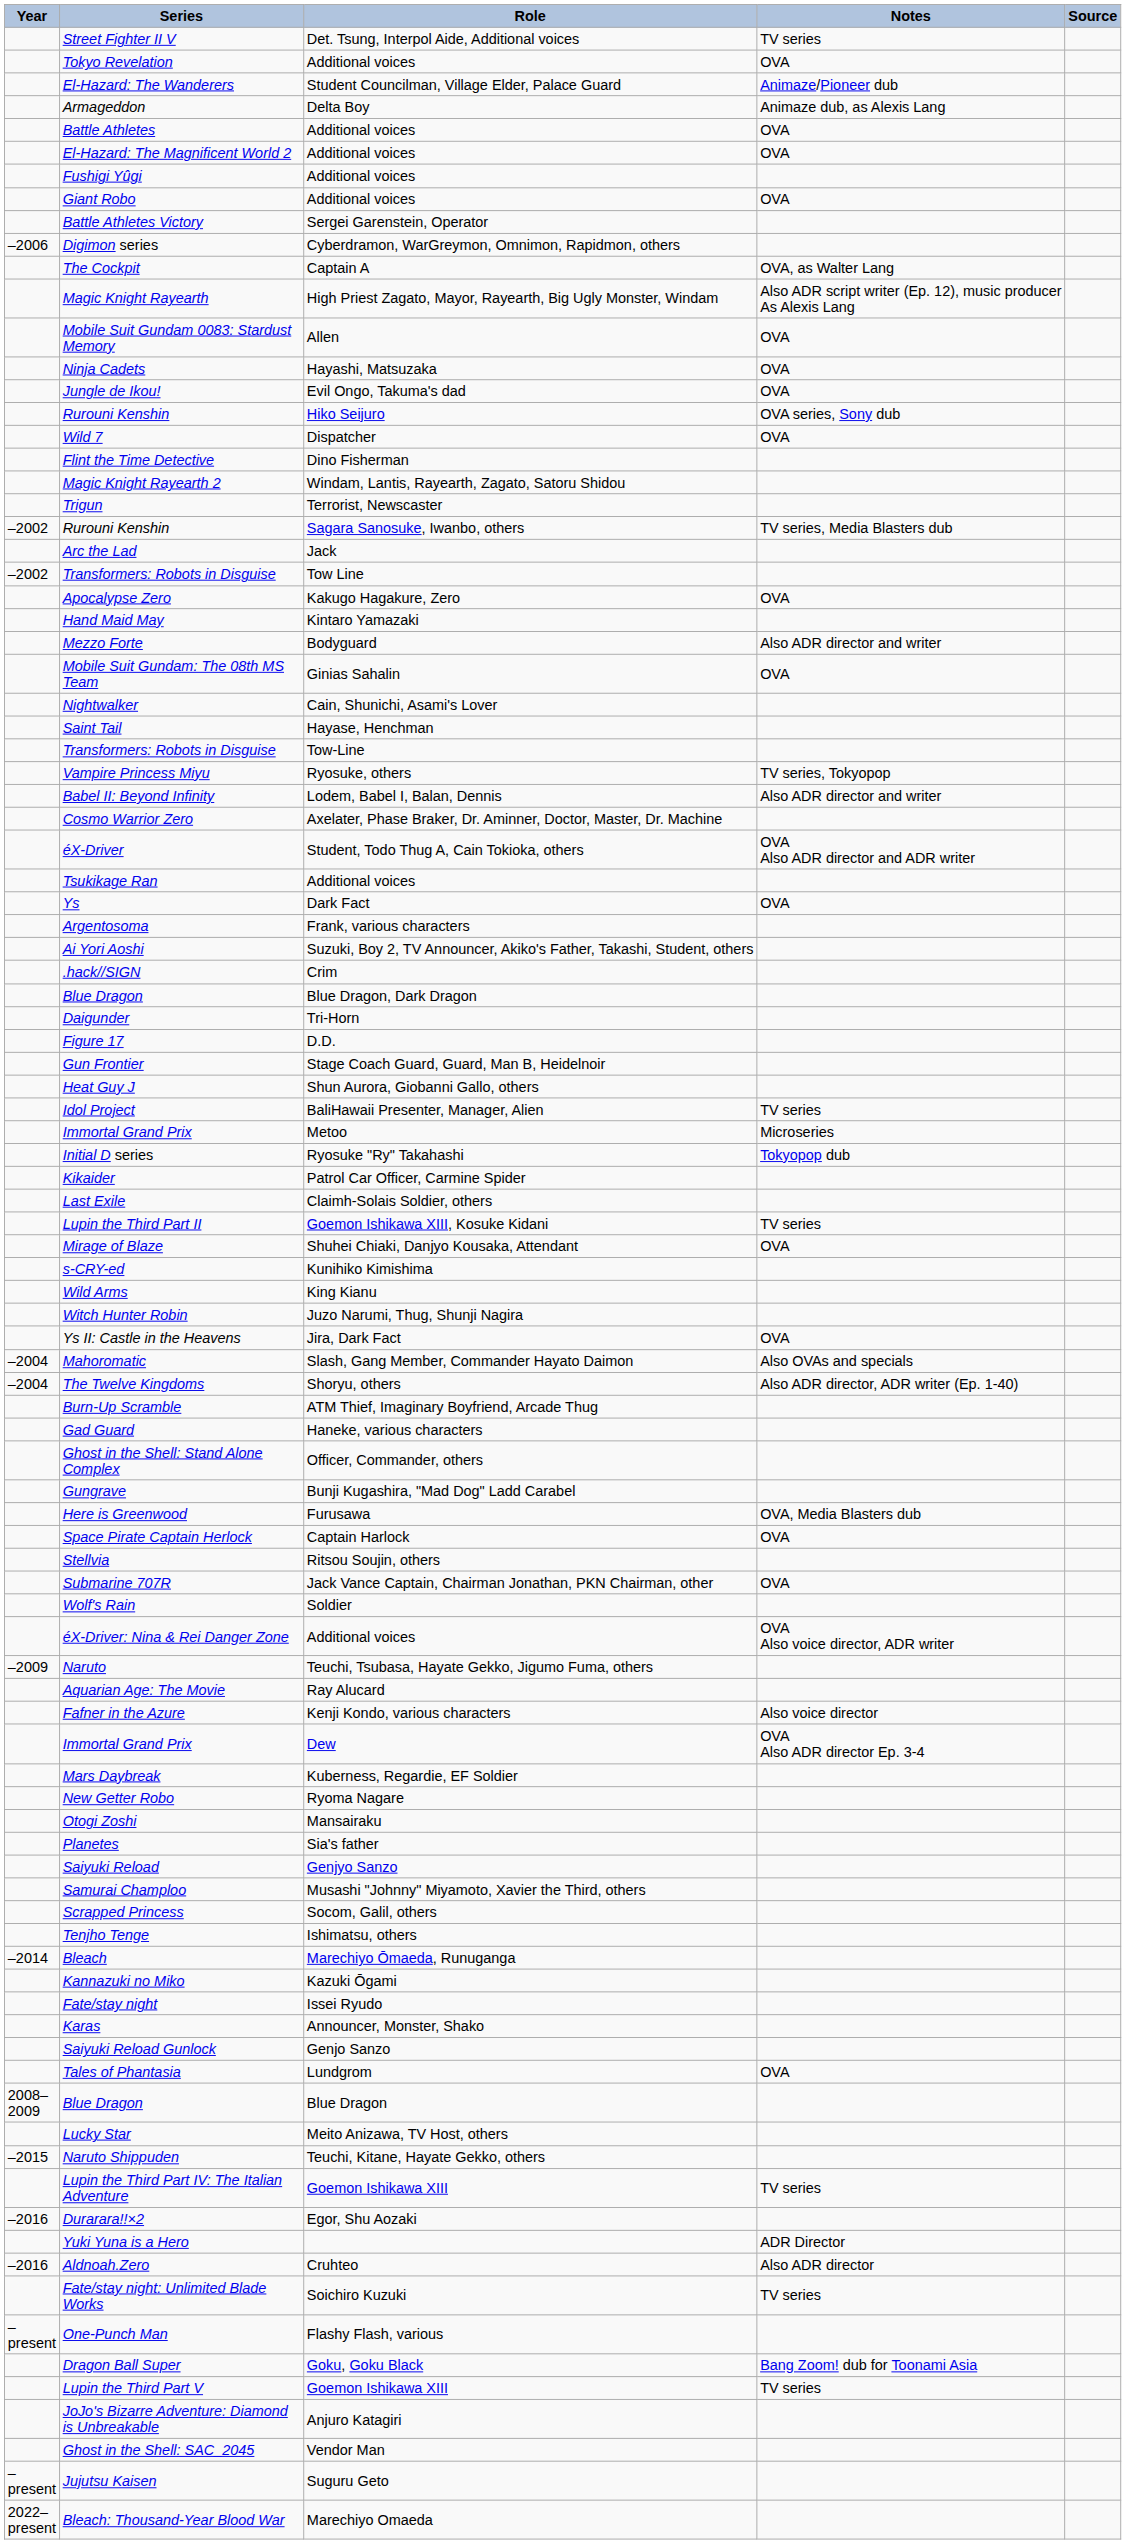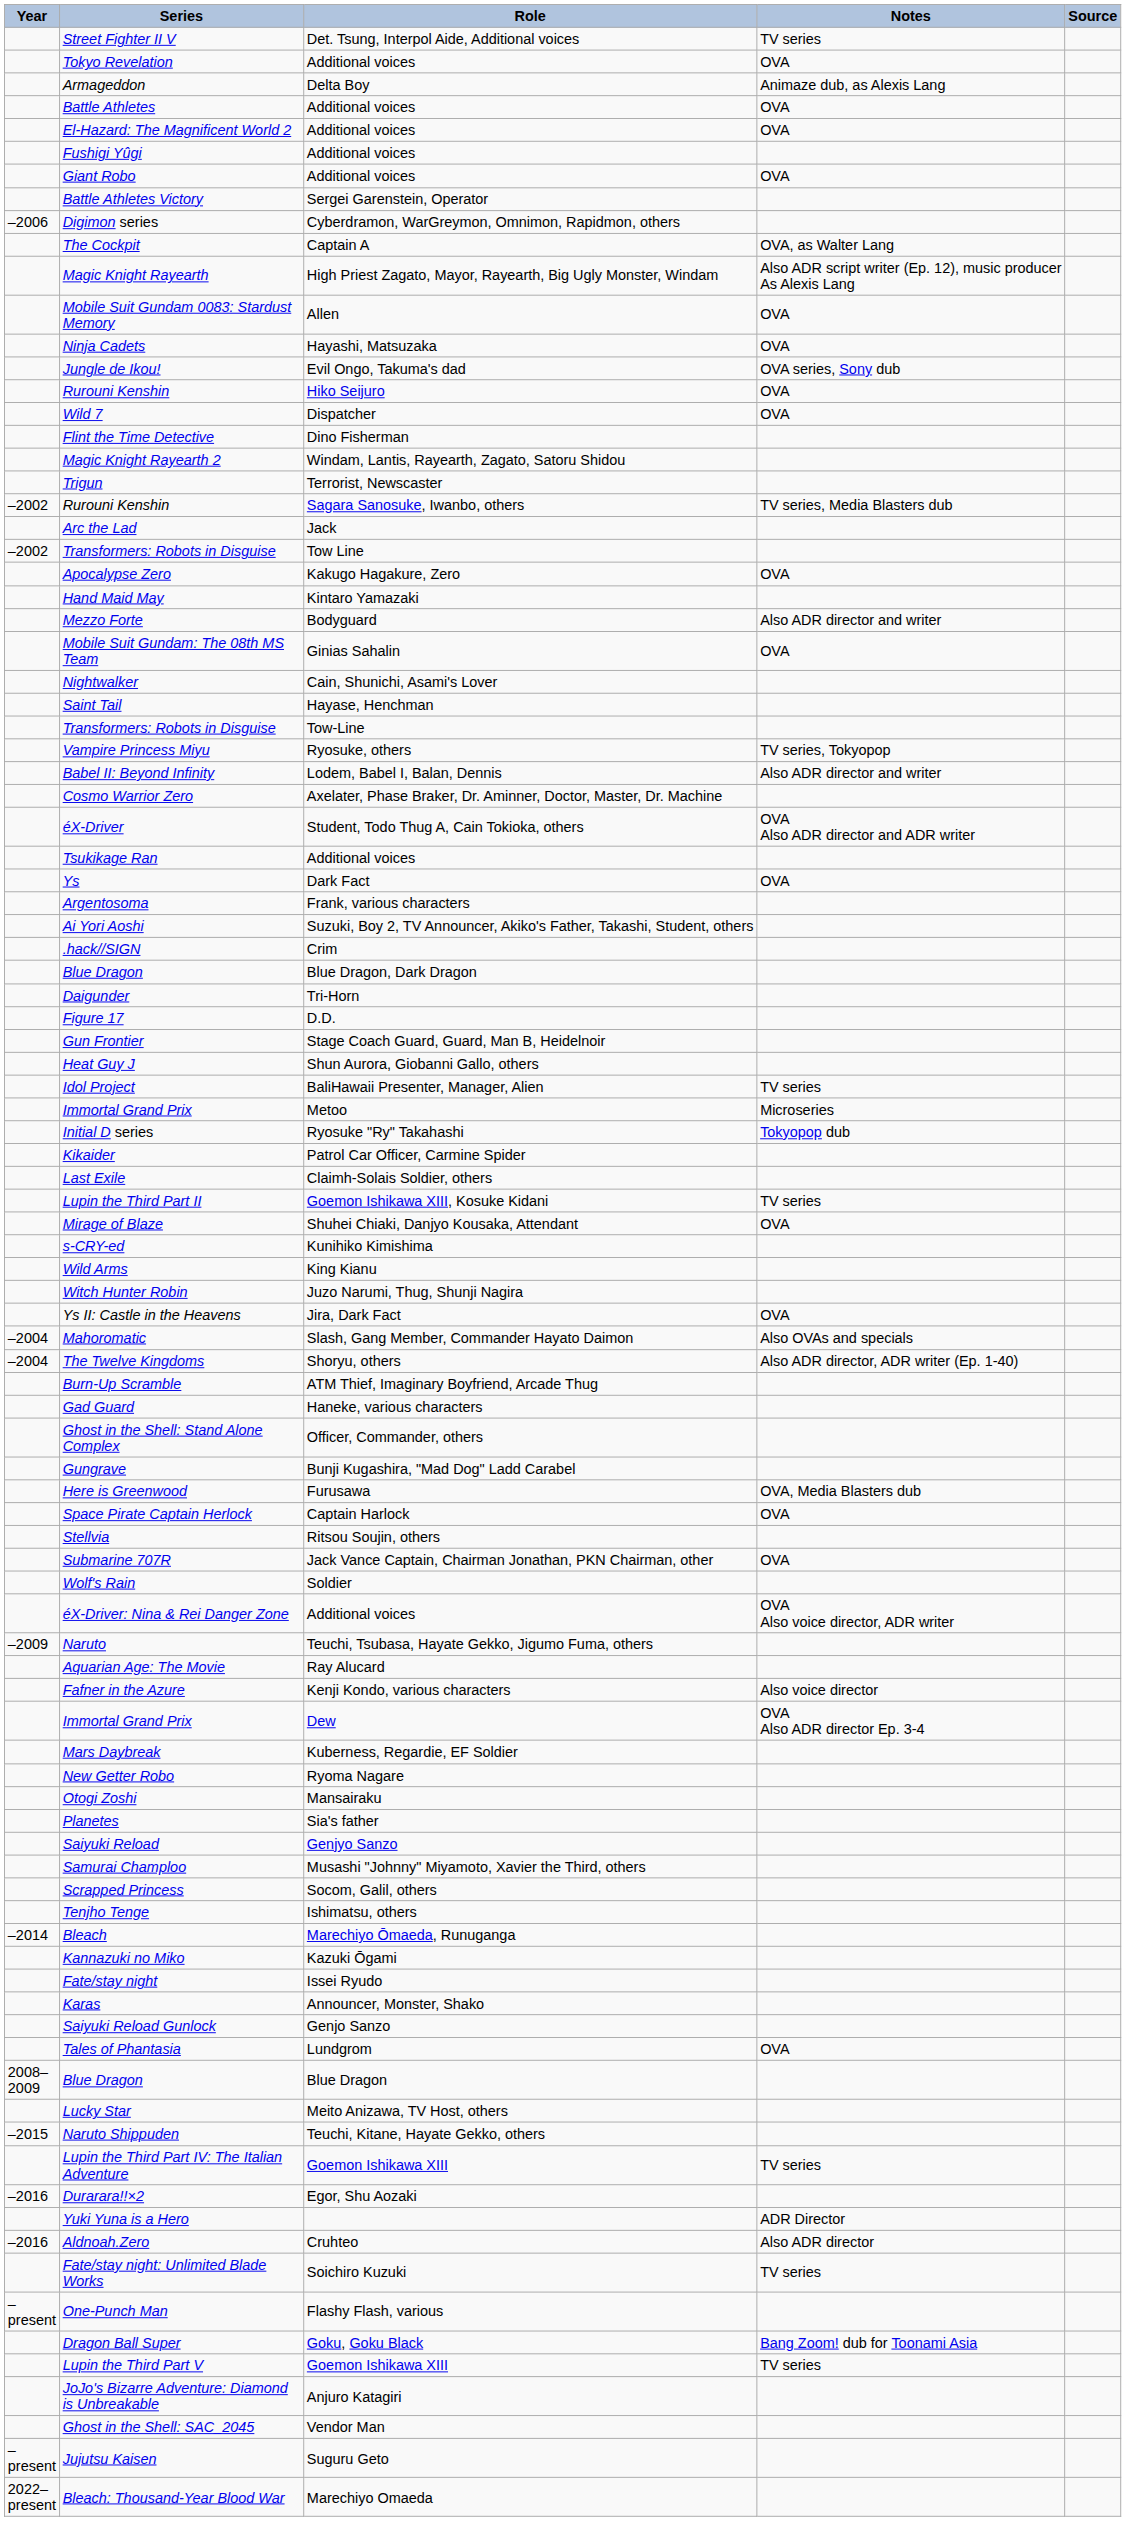- row: (148, 85)
(775, 391) OVA -> (830, 368) OVA series, Sony dub
(830, 414) OVA series, Sony dub -> (775, 391) OVA
